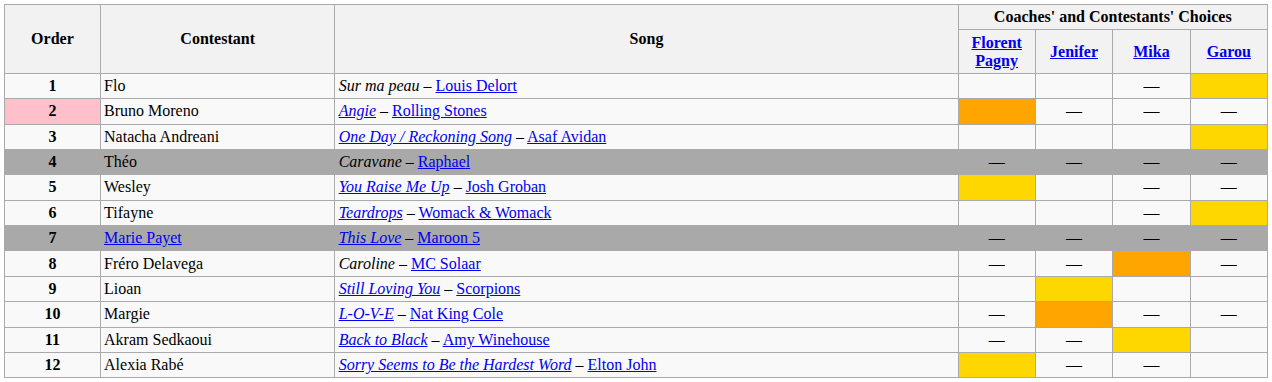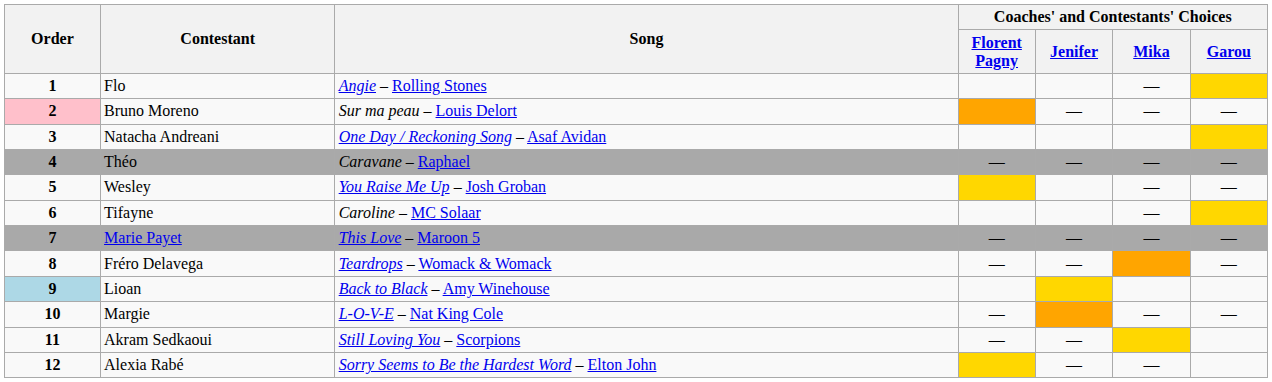(428, 85) Sur ma peau – Louis Delort -> (413, 85) Angie – Rolling Stones
(413, 111) Angie – Rolling Stones -> (428, 111) Sur ma peau – Louis Delort
(445, 212) Teardrops – Womack & Womack -> (410, 212) Caroline – MC Solaar
(410, 263) Caroline – MC Solaar -> (445, 263) Teardrops – Womack & Womack
(52, 288) no background -> (52, 288) lightblue background
(429, 288) Still Loving You – Scorpions -> (444, 288) Back to Black – Amy Winehouse
(444, 339) Back to Black – Amy Winehouse -> (429, 339) Still Loving You – Scorpions
